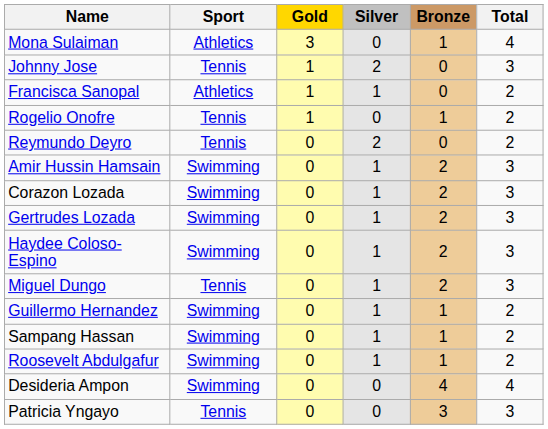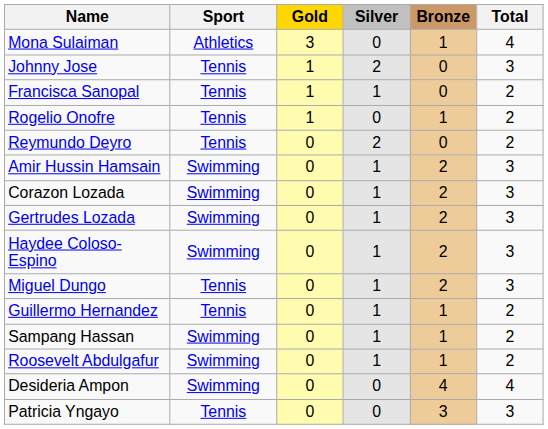(223, 92) Athletics -> (223, 92) Tennis
(223, 311) Swimming -> (223, 311) Tennis
